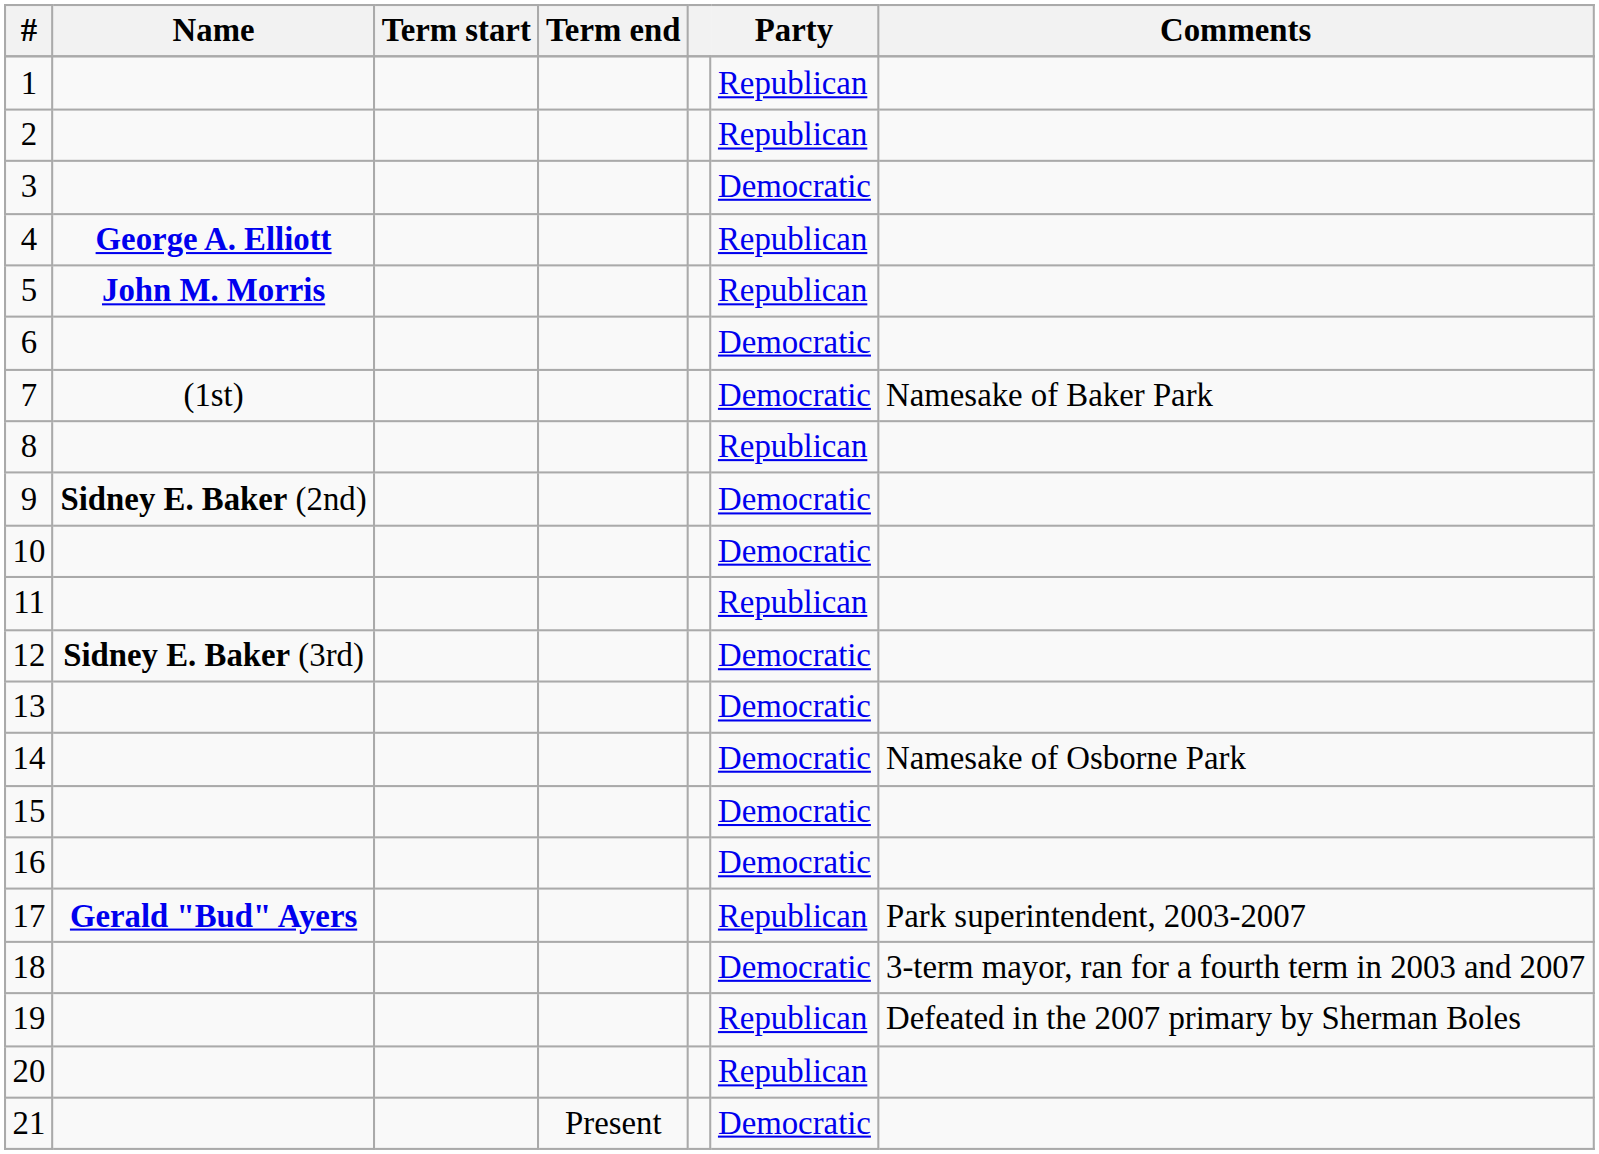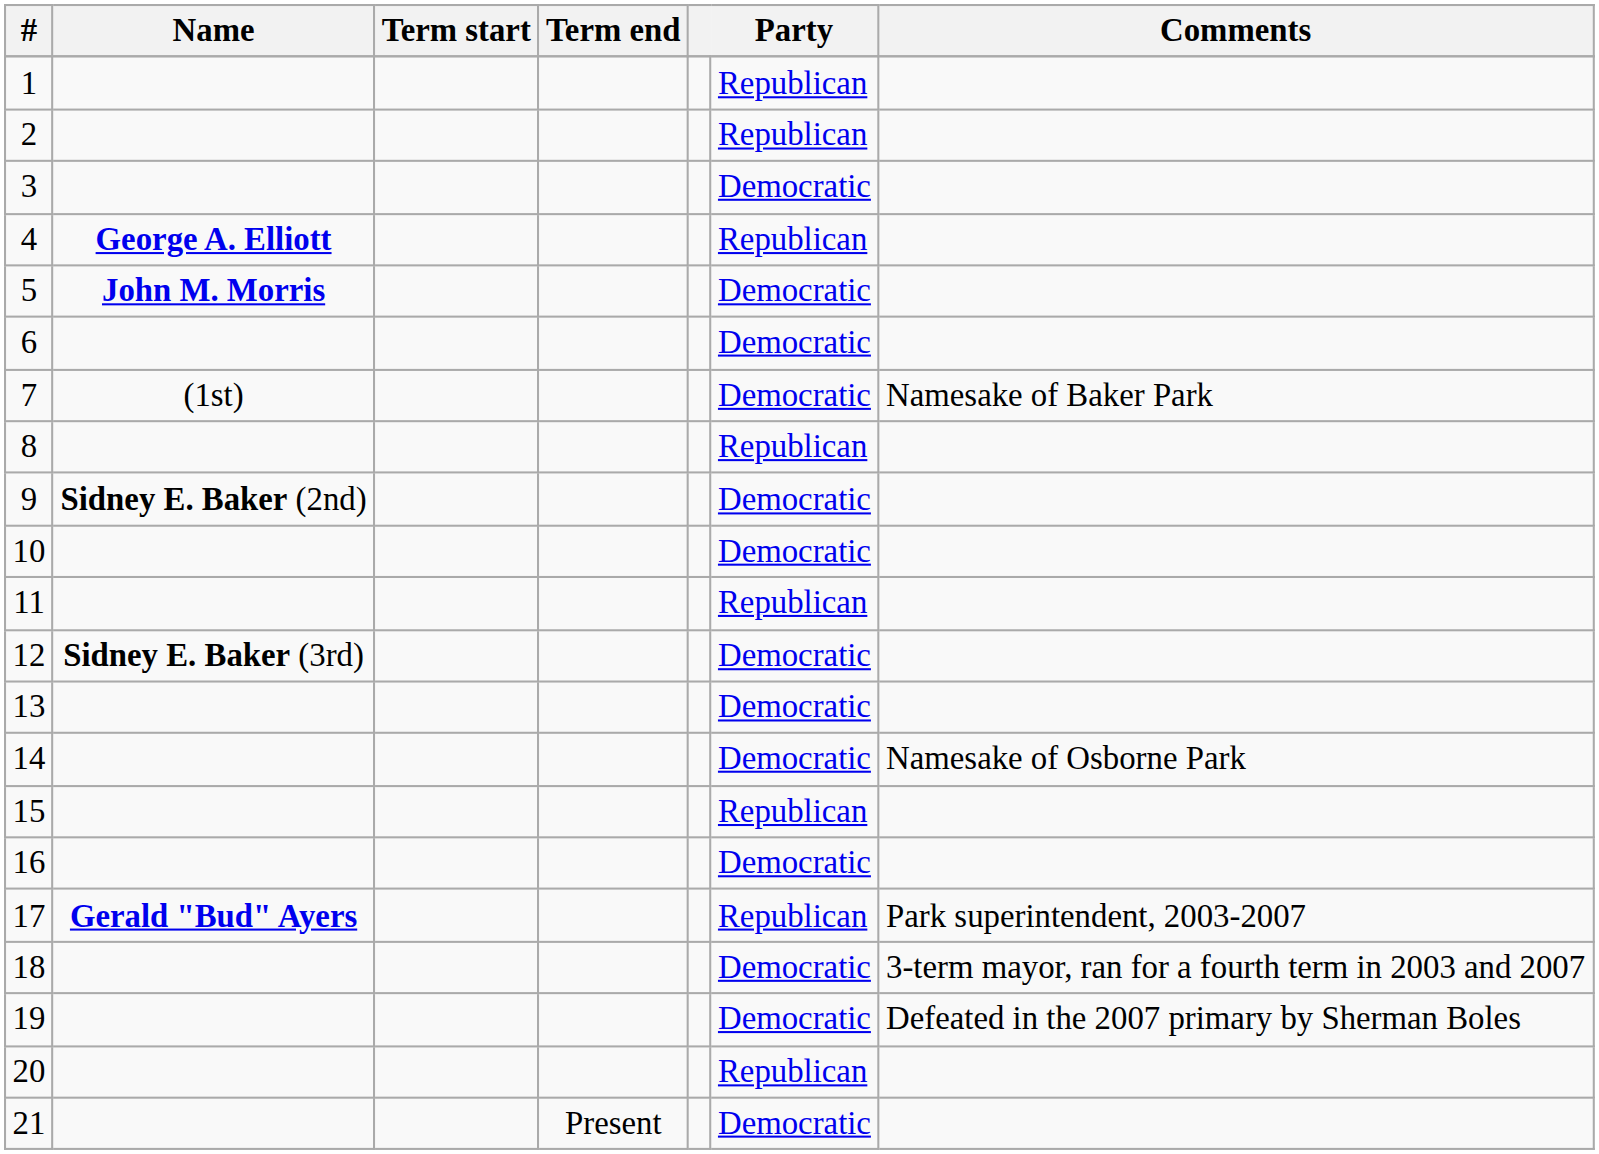(793, 290) Republican -> (794, 290) Democratic
(794, 810) Democratic -> (793, 810) Republican
(793, 1018) Republican -> (794, 1018) Democratic
